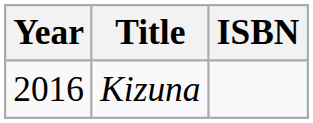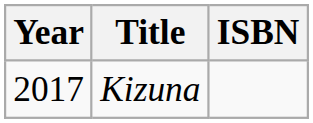(49, 88) 2016 -> (49, 88) 2017
